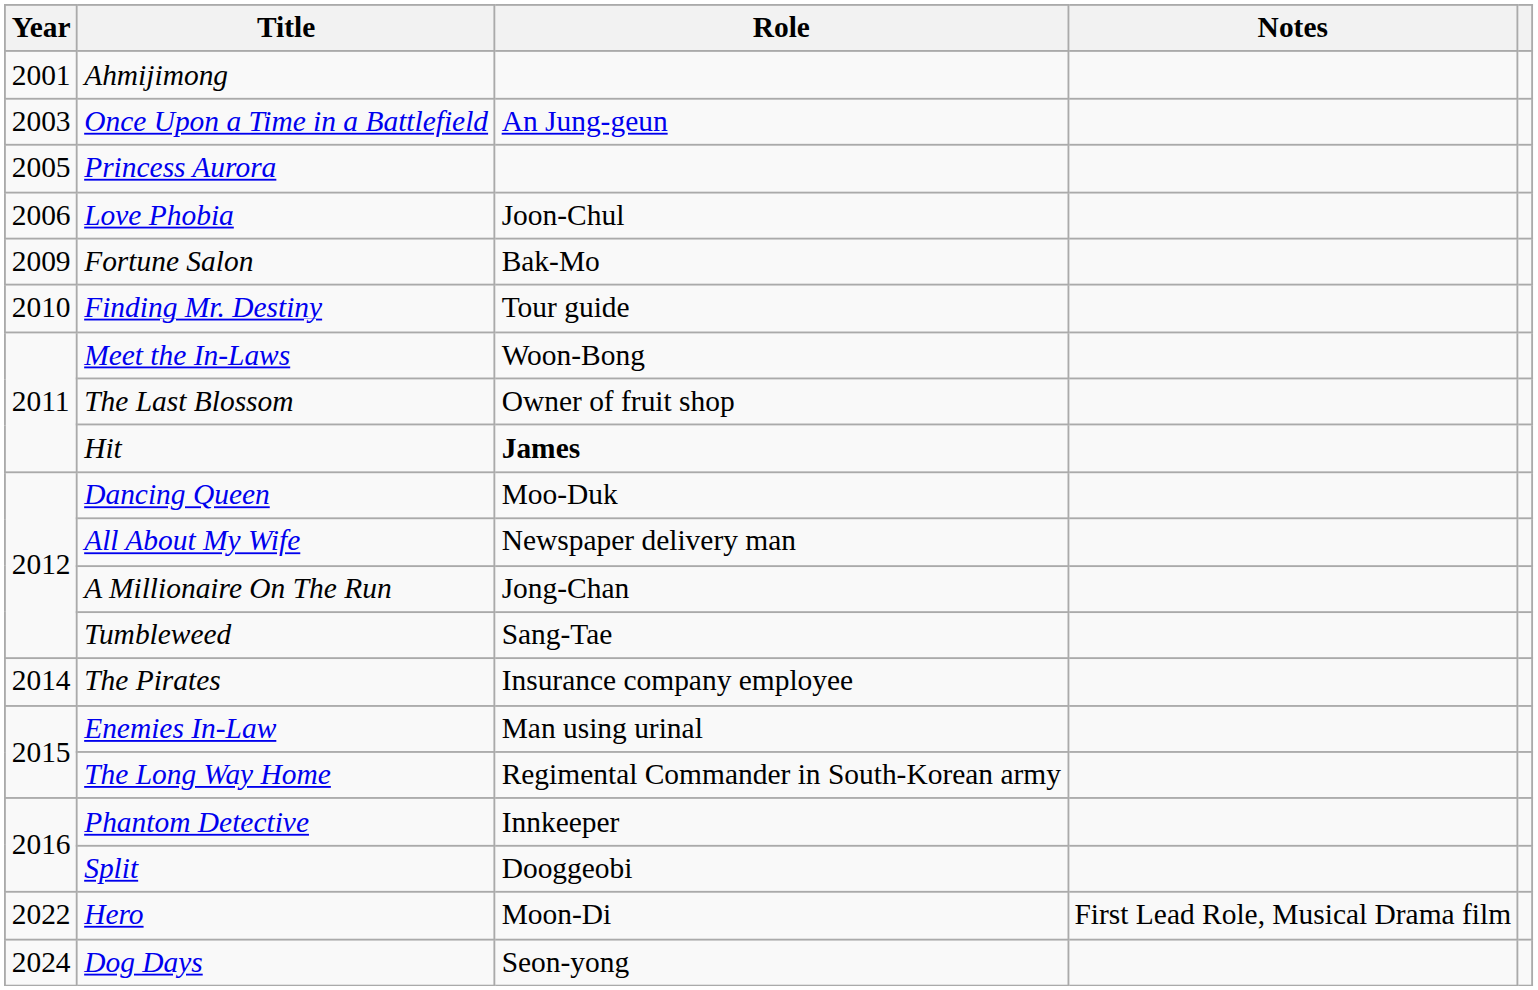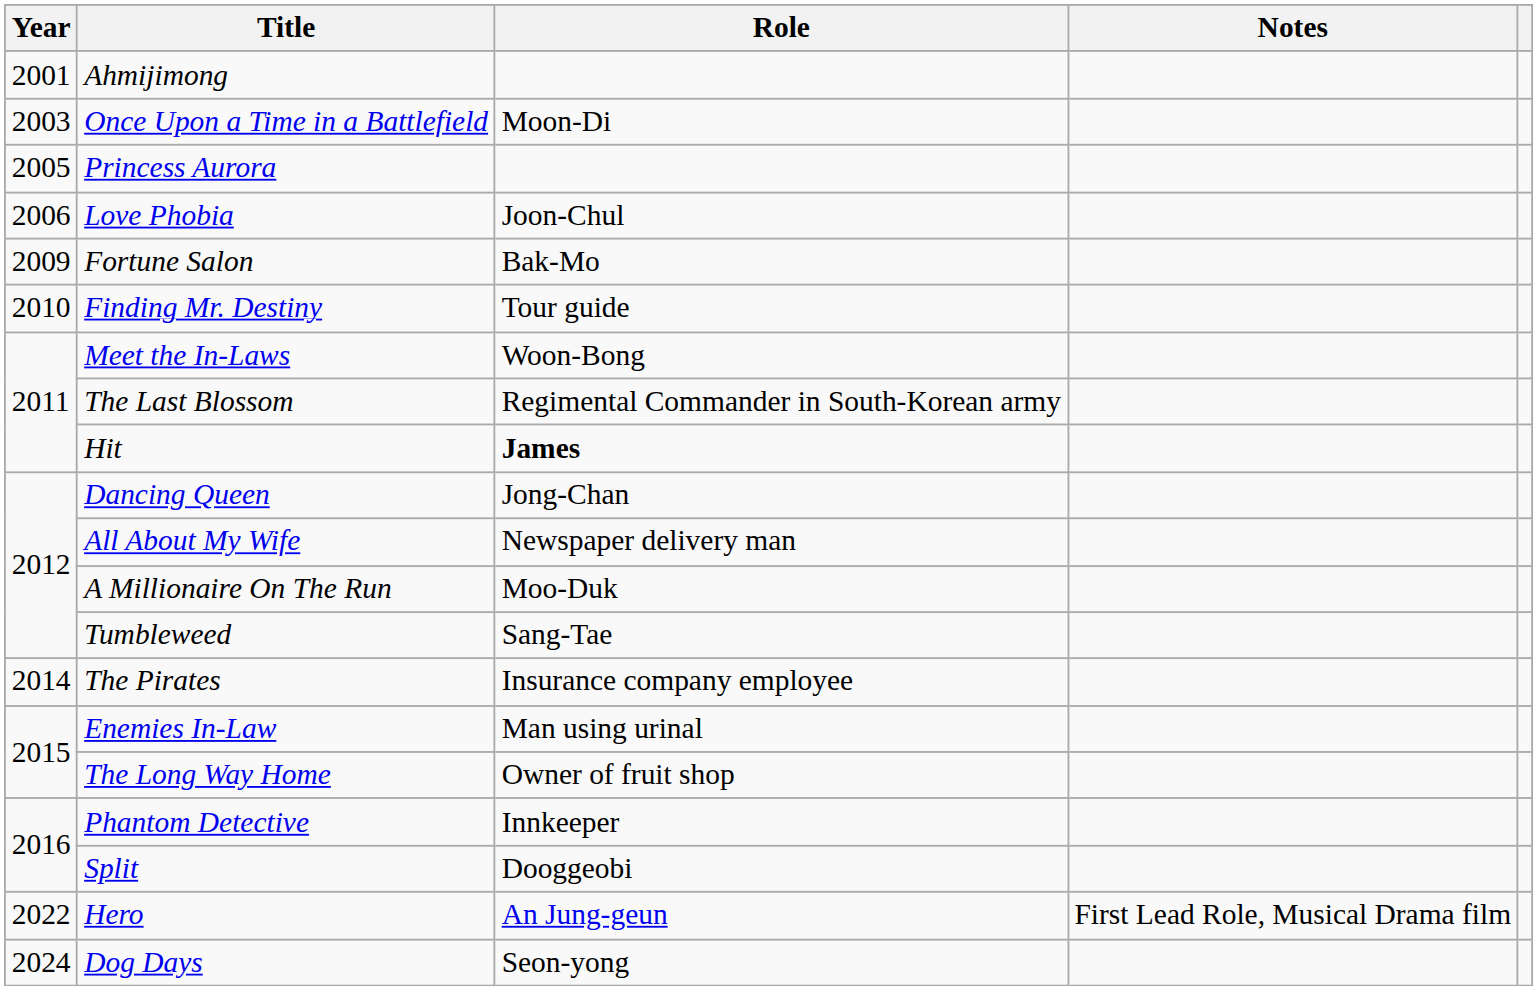(585, 121) An Jung-geun -> (556, 121) Moon-Di
(618, 401) Owner of fruit shop -> (781, 401) Regimental Commander in South-Korean army
(560, 494) Moo-Duk -> (565, 494) Jong-Chan
(565, 588) Jong-Chan -> (560, 588) Moo-Duk
(781, 774) Regimental Commander in South-Korean army -> (618, 774) Owner of fruit shop
(556, 914) Moon-Di -> (585, 914) An Jung-geun
